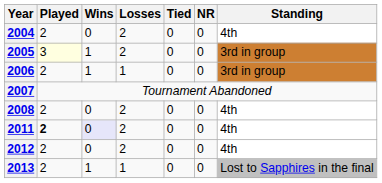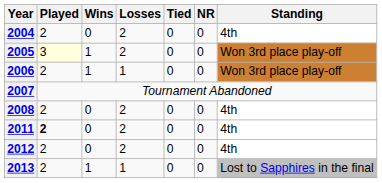(253, 52) 3rd in group -> (281, 52) Won 3rd place play-off
(253, 71) 3rd in group -> (281, 71) Won 3rd place play-off
(88, 129) lavender background -> (88, 129) no background
